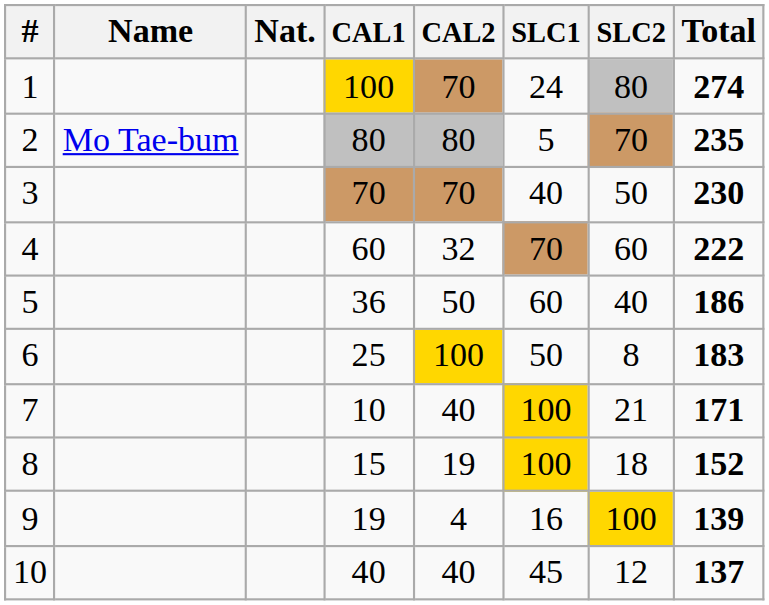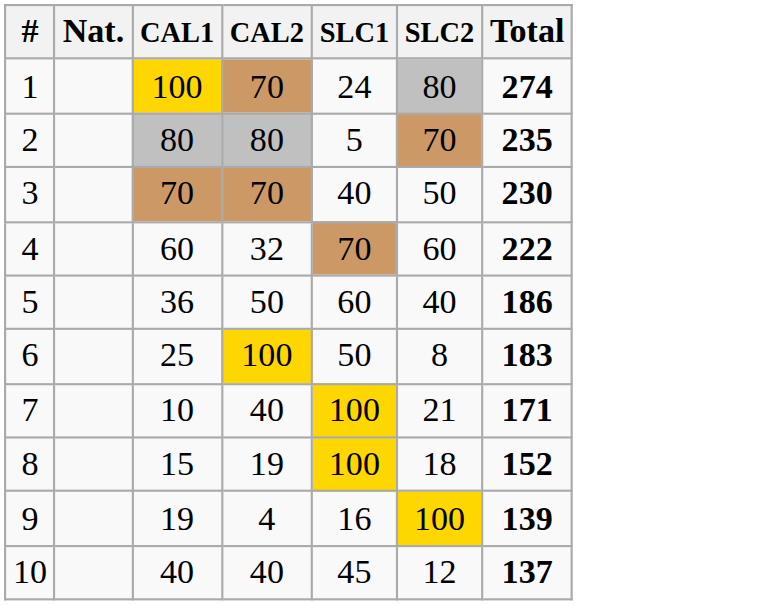- column: (151, 31)
